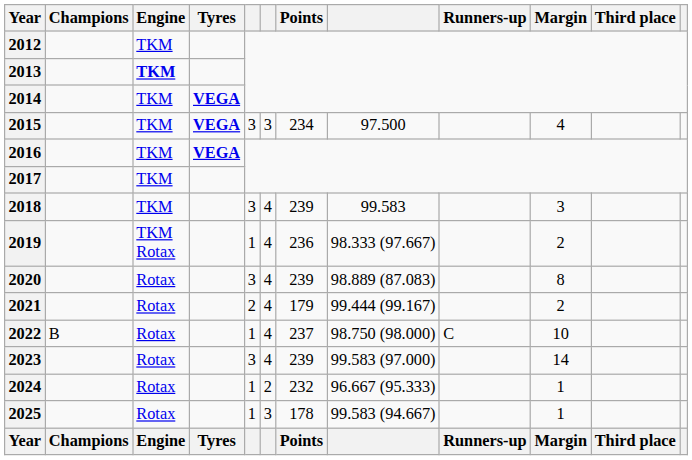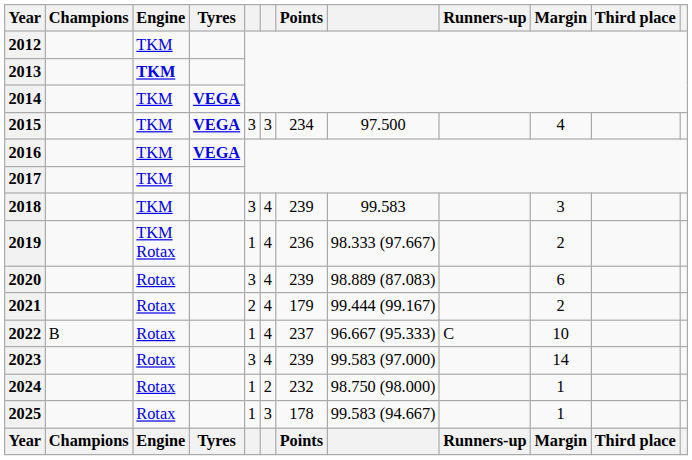(561, 279) 8 -> (561, 279) 6
(383, 332) 98.750 (98.000) -> (383, 332) 96.667 (95.333)
(383, 386) 96.667 (95.333) -> (383, 386) 98.750 (98.000)
